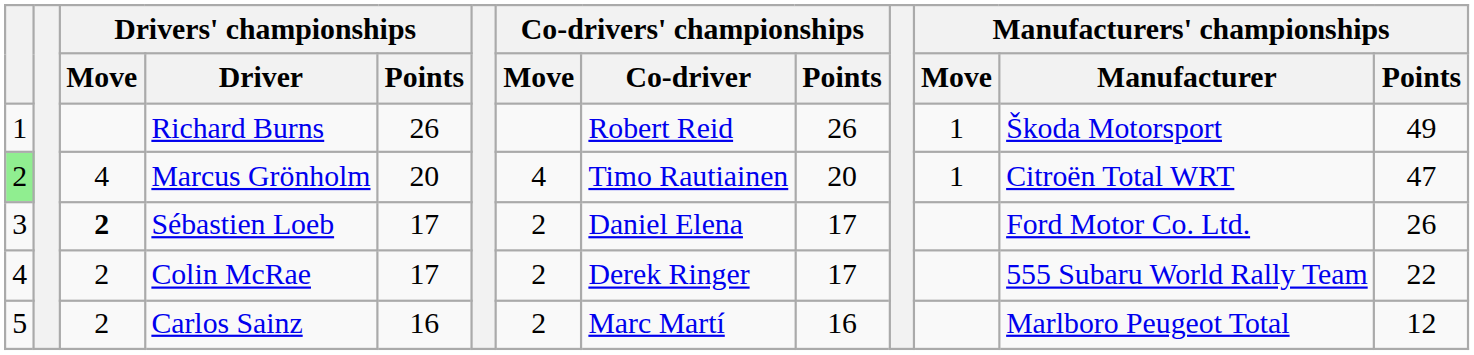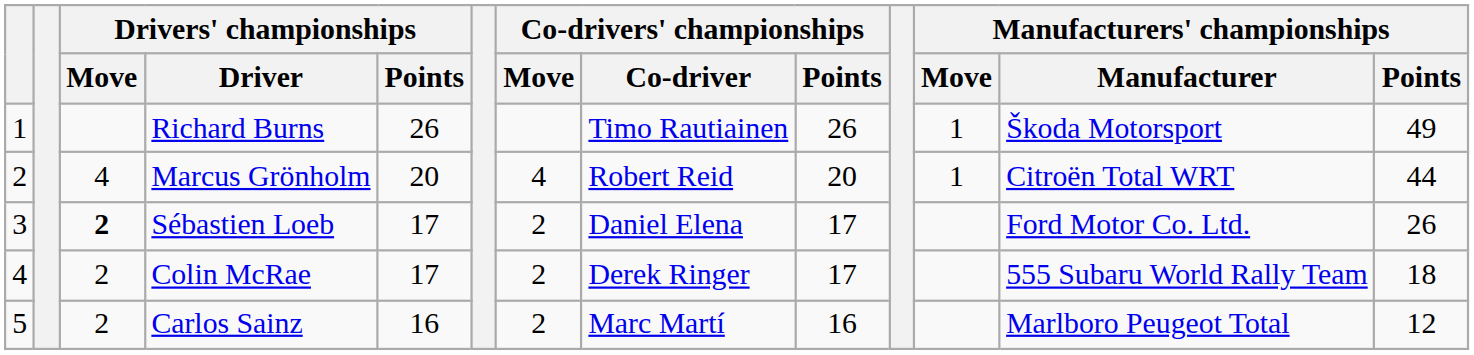(661, 126) Robert Reid -> (688, 126) Timo Rautiainen
(20, 176) lightgreen background -> (20, 176) no background
(688, 176) Timo Rautiainen -> (661, 176) Robert Reid
(1421, 176) 47 -> (1421, 176) 44
(1421, 274) 22 -> (1421, 274) 18
